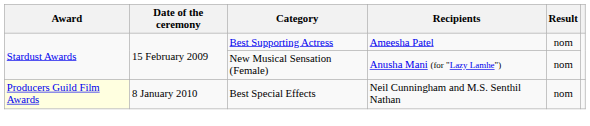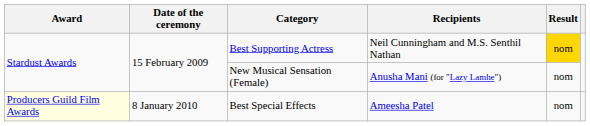(402, 42) Ameesha Patel -> (445, 48) Neil Cunningham and M.S. Senthil Nathan
(563, 42) no background -> (563, 48) gold background
(445, 94) Neil Cunningham and M.S. Senthil Nathan -> (402, 106) Ameesha Patel
